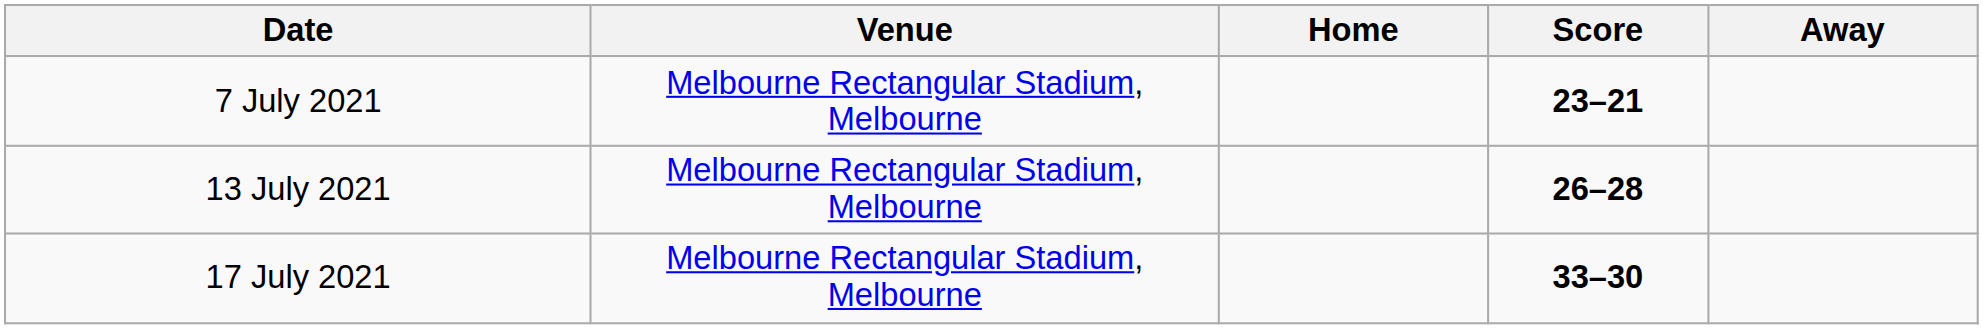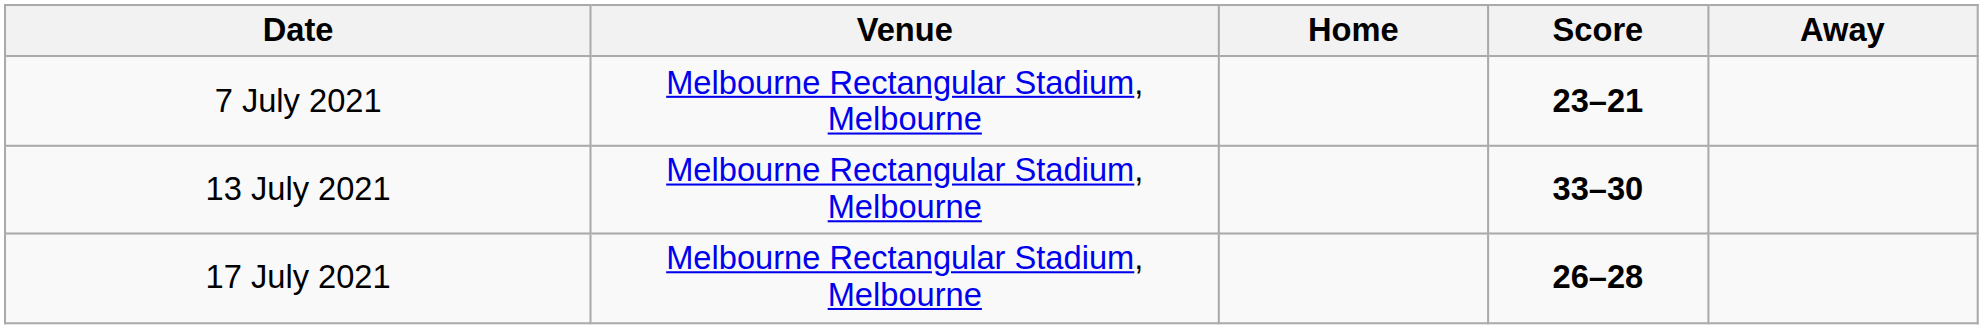(1598, 188) 26–28 -> (1598, 188) 33–30
(1598, 277) 33–30 -> (1598, 277) 26–28
